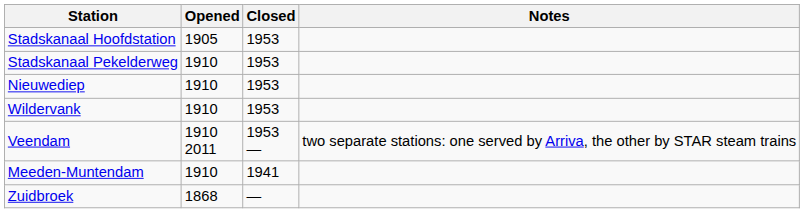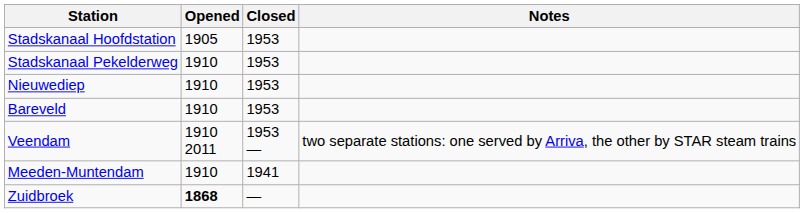+ row: (37, 109)
- row: (44, 109)
(201, 196) normal -> (201, 196) bold
